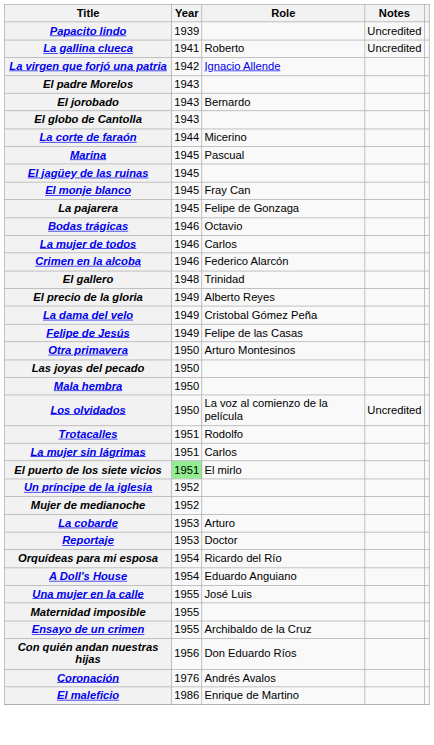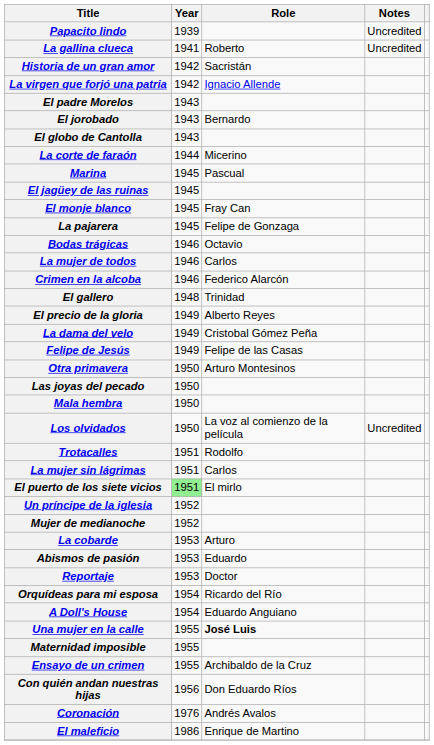+ row: (88, 66)
+ row: (88, 558)
(228, 594) normal -> (230, 629) bold
